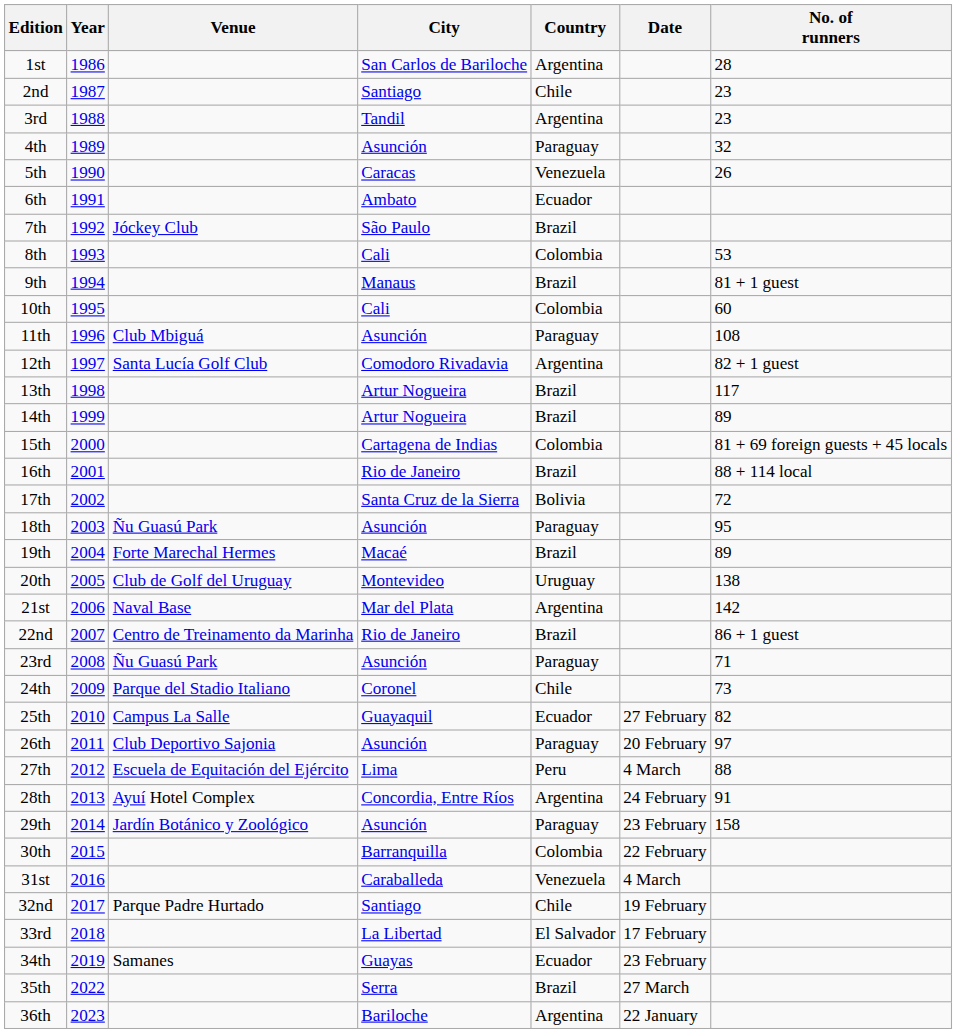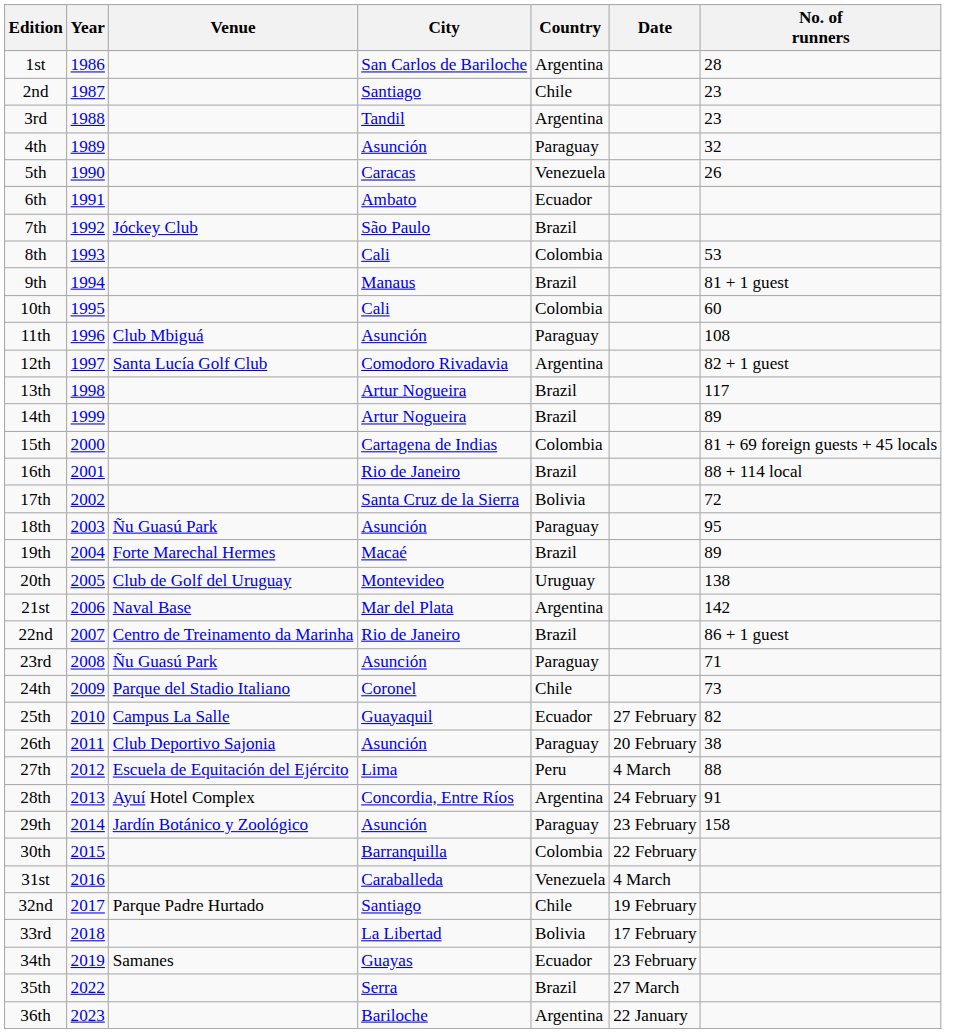(723, 743) 97 -> (713, 743) 38
(575, 933) El Salvador -> (560, 933) Bolivia
